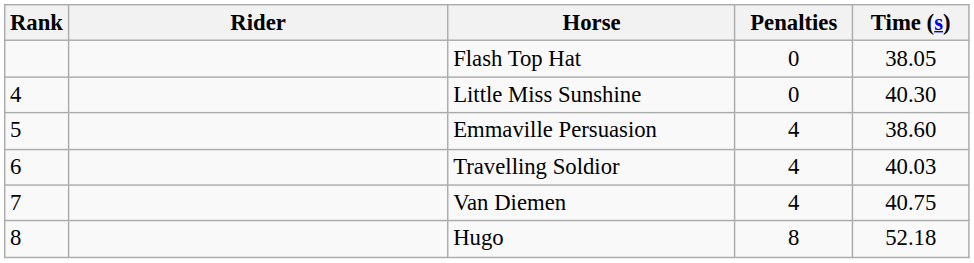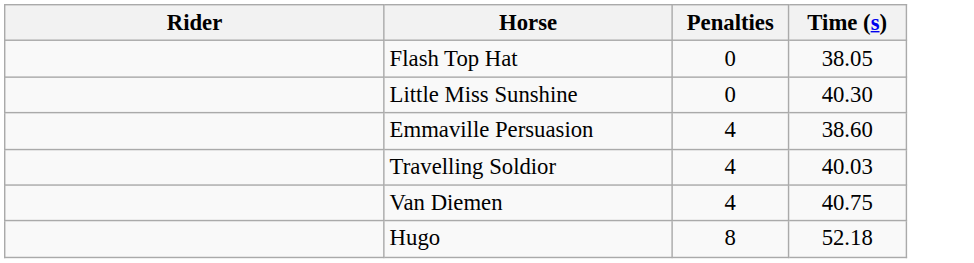- column: (36, 22)
